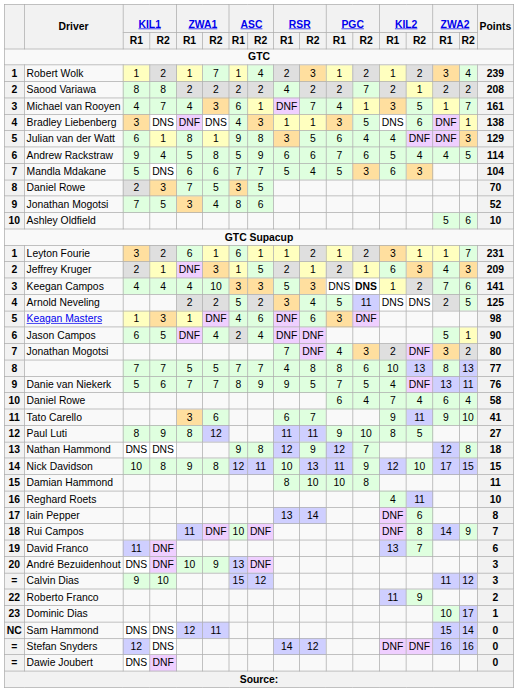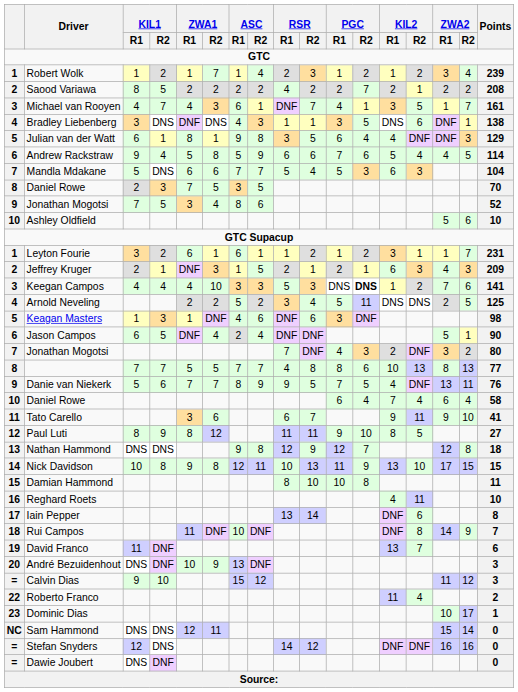(163, 90) 8 -> (163, 90) 5
(393, 467) 12 -> (393, 467) 13
(420, 598) 9 -> (420, 598) 4
